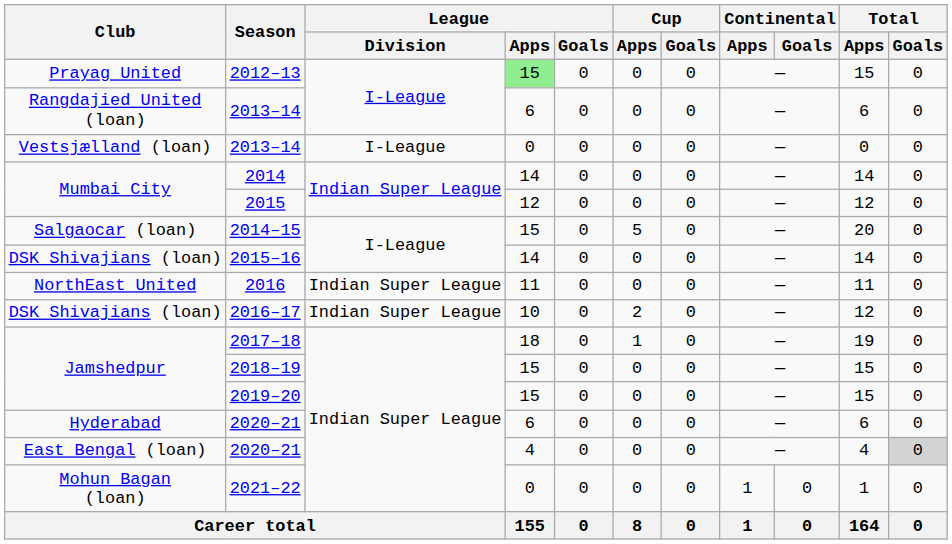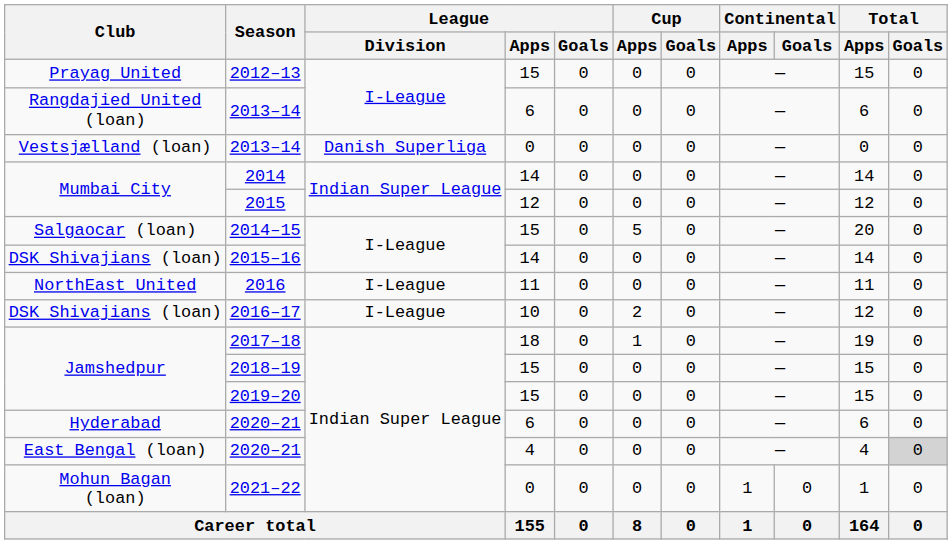(530, 74) lightgreen background -> (530, 74) no background
(405, 148) I-League -> (405, 148) Danish Superliga
(405, 286) Indian Super League -> (405, 286) I-League
(405, 313) Indian Super League -> (405, 313) I-League
